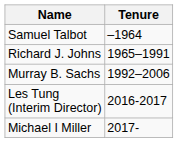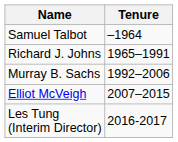+ row: (47, 94)
- row: (50, 127)
